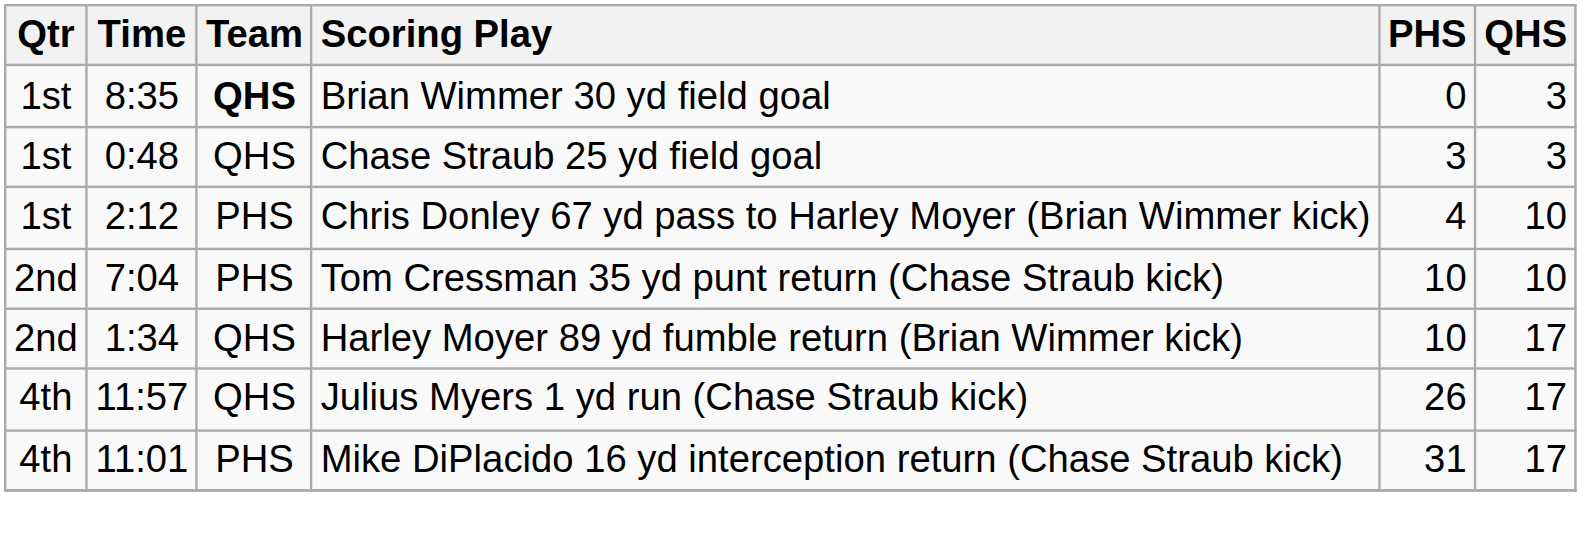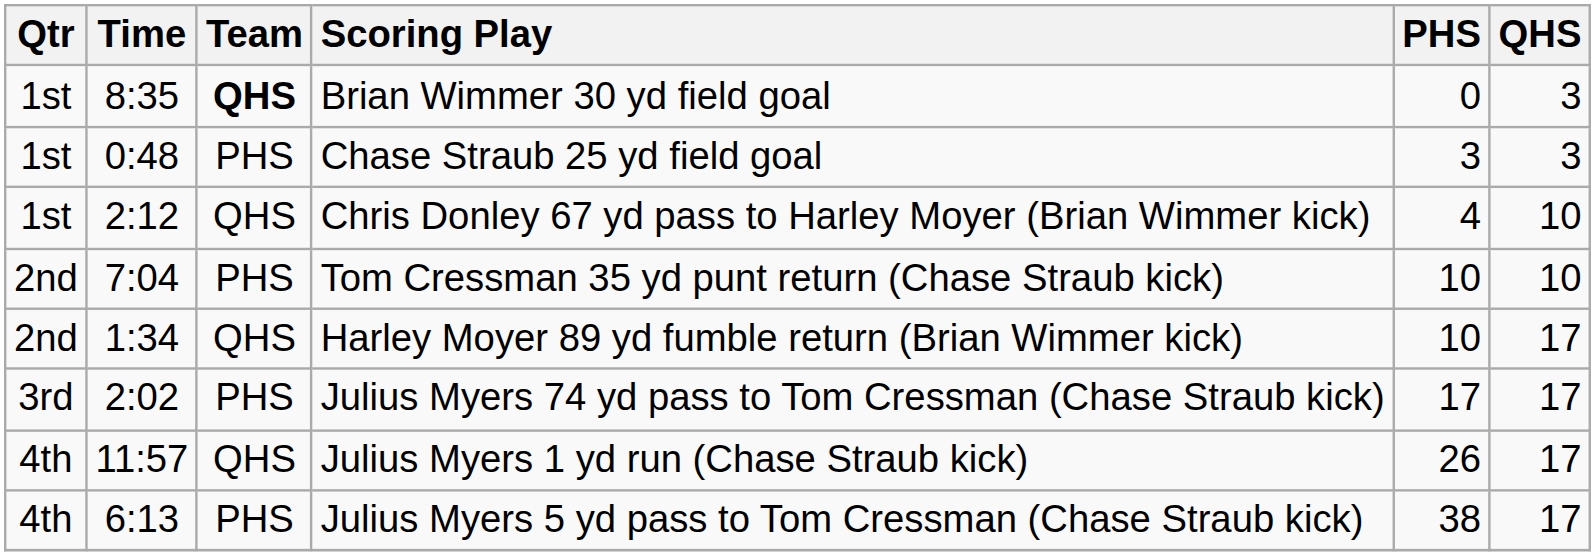(254, 156) QHS -> (254, 156) PHS
(254, 216) PHS -> (254, 216) QHS
+ row: (853, 398)
- row: (832, 459)
+ row: (842, 519)
